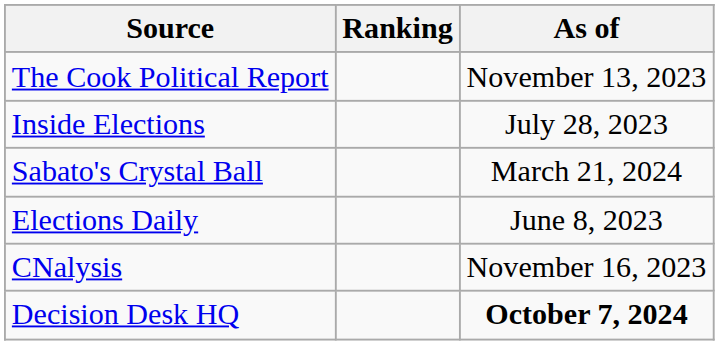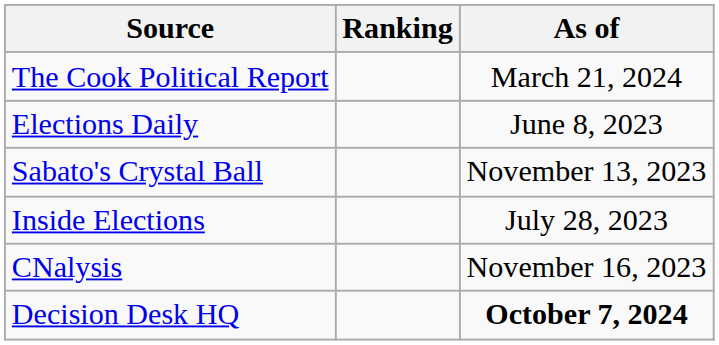(586, 76) November 13, 2023 -> (586, 76) March 21, 2024
rows swapped: (108, 123) <-> (105, 219)
(586, 171) March 21, 2024 -> (586, 171) November 13, 2023
